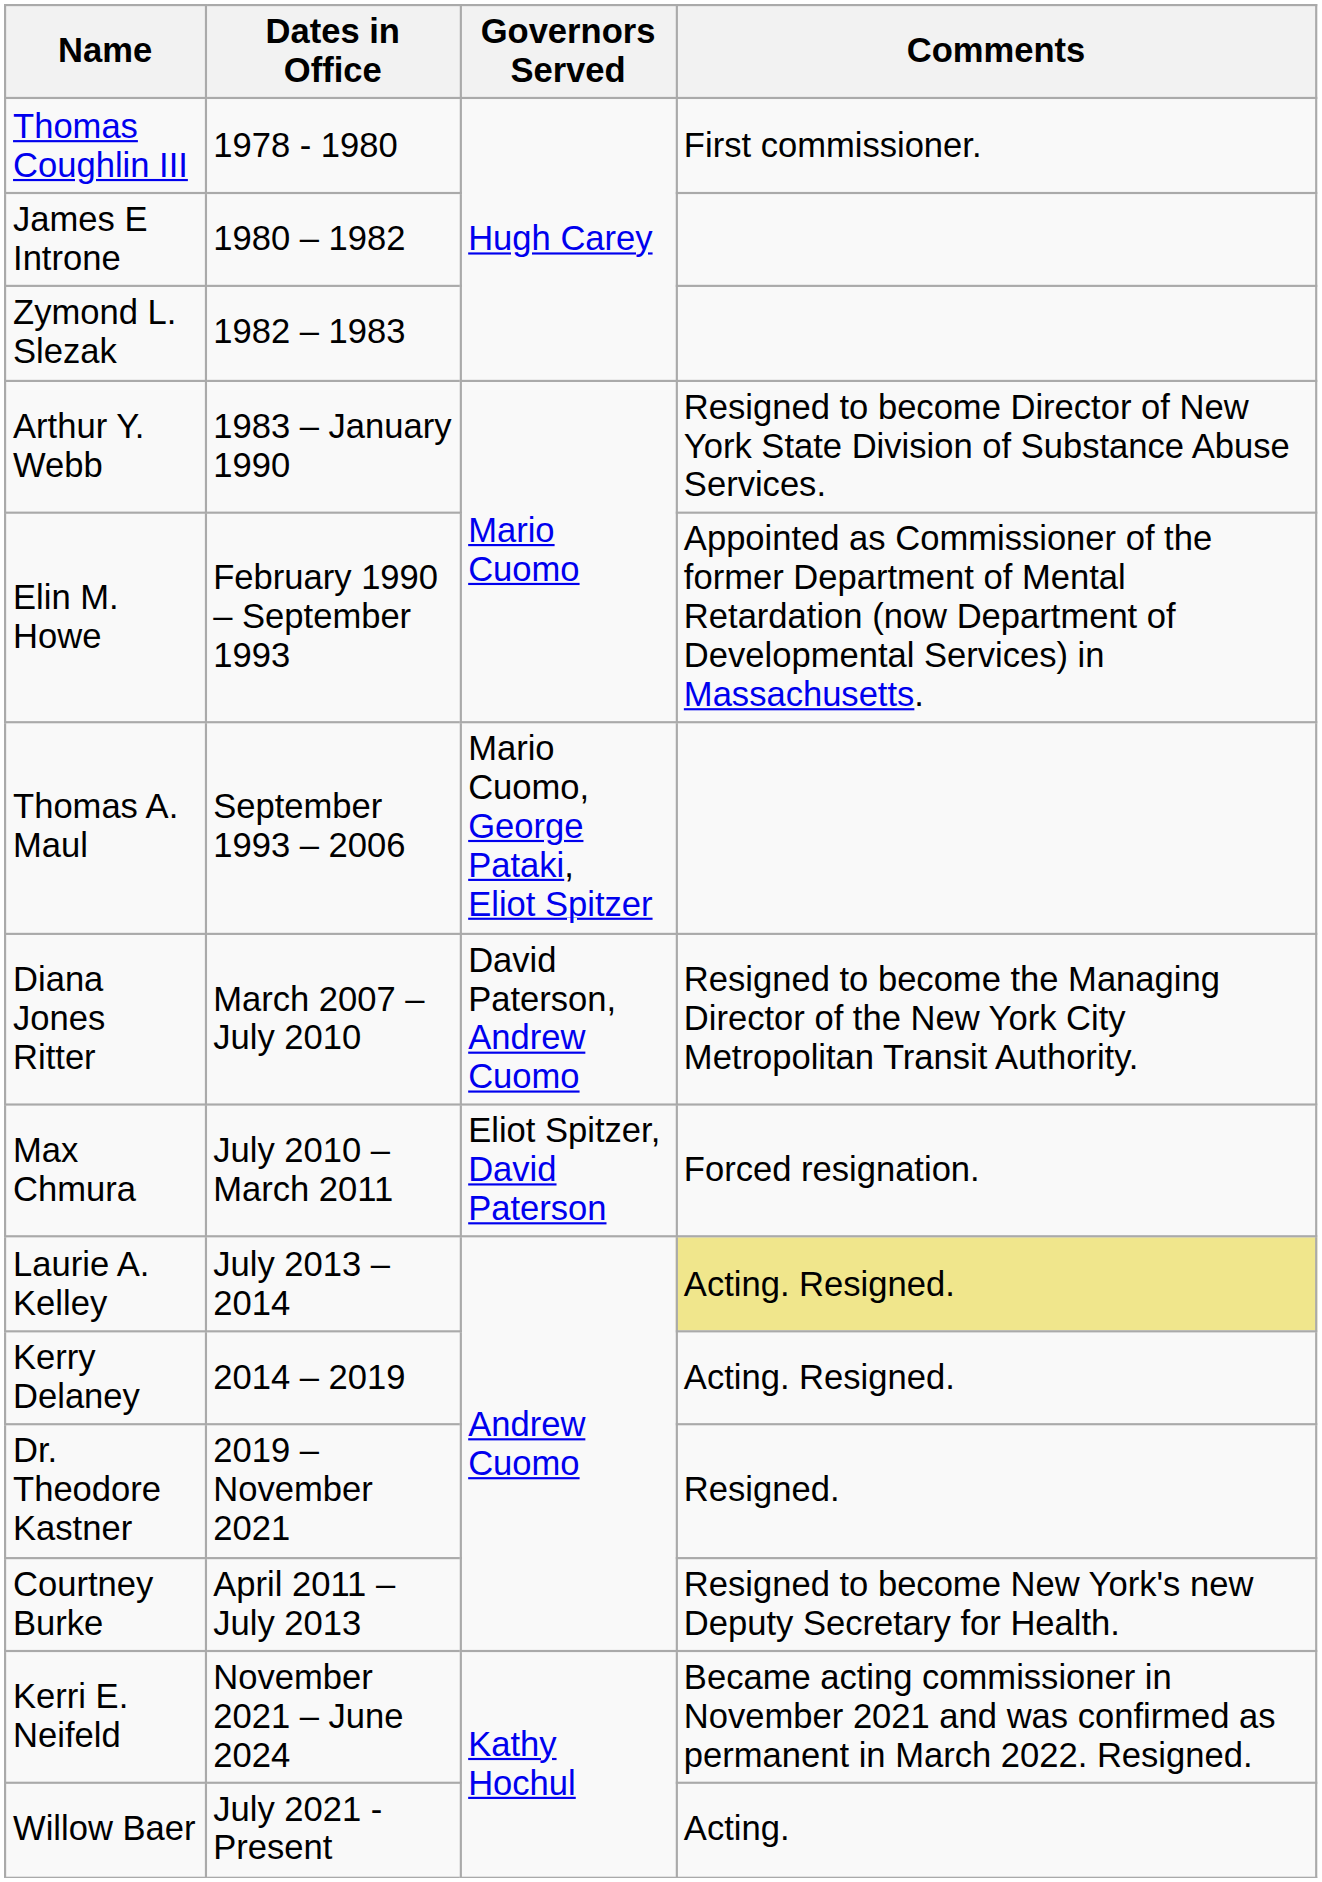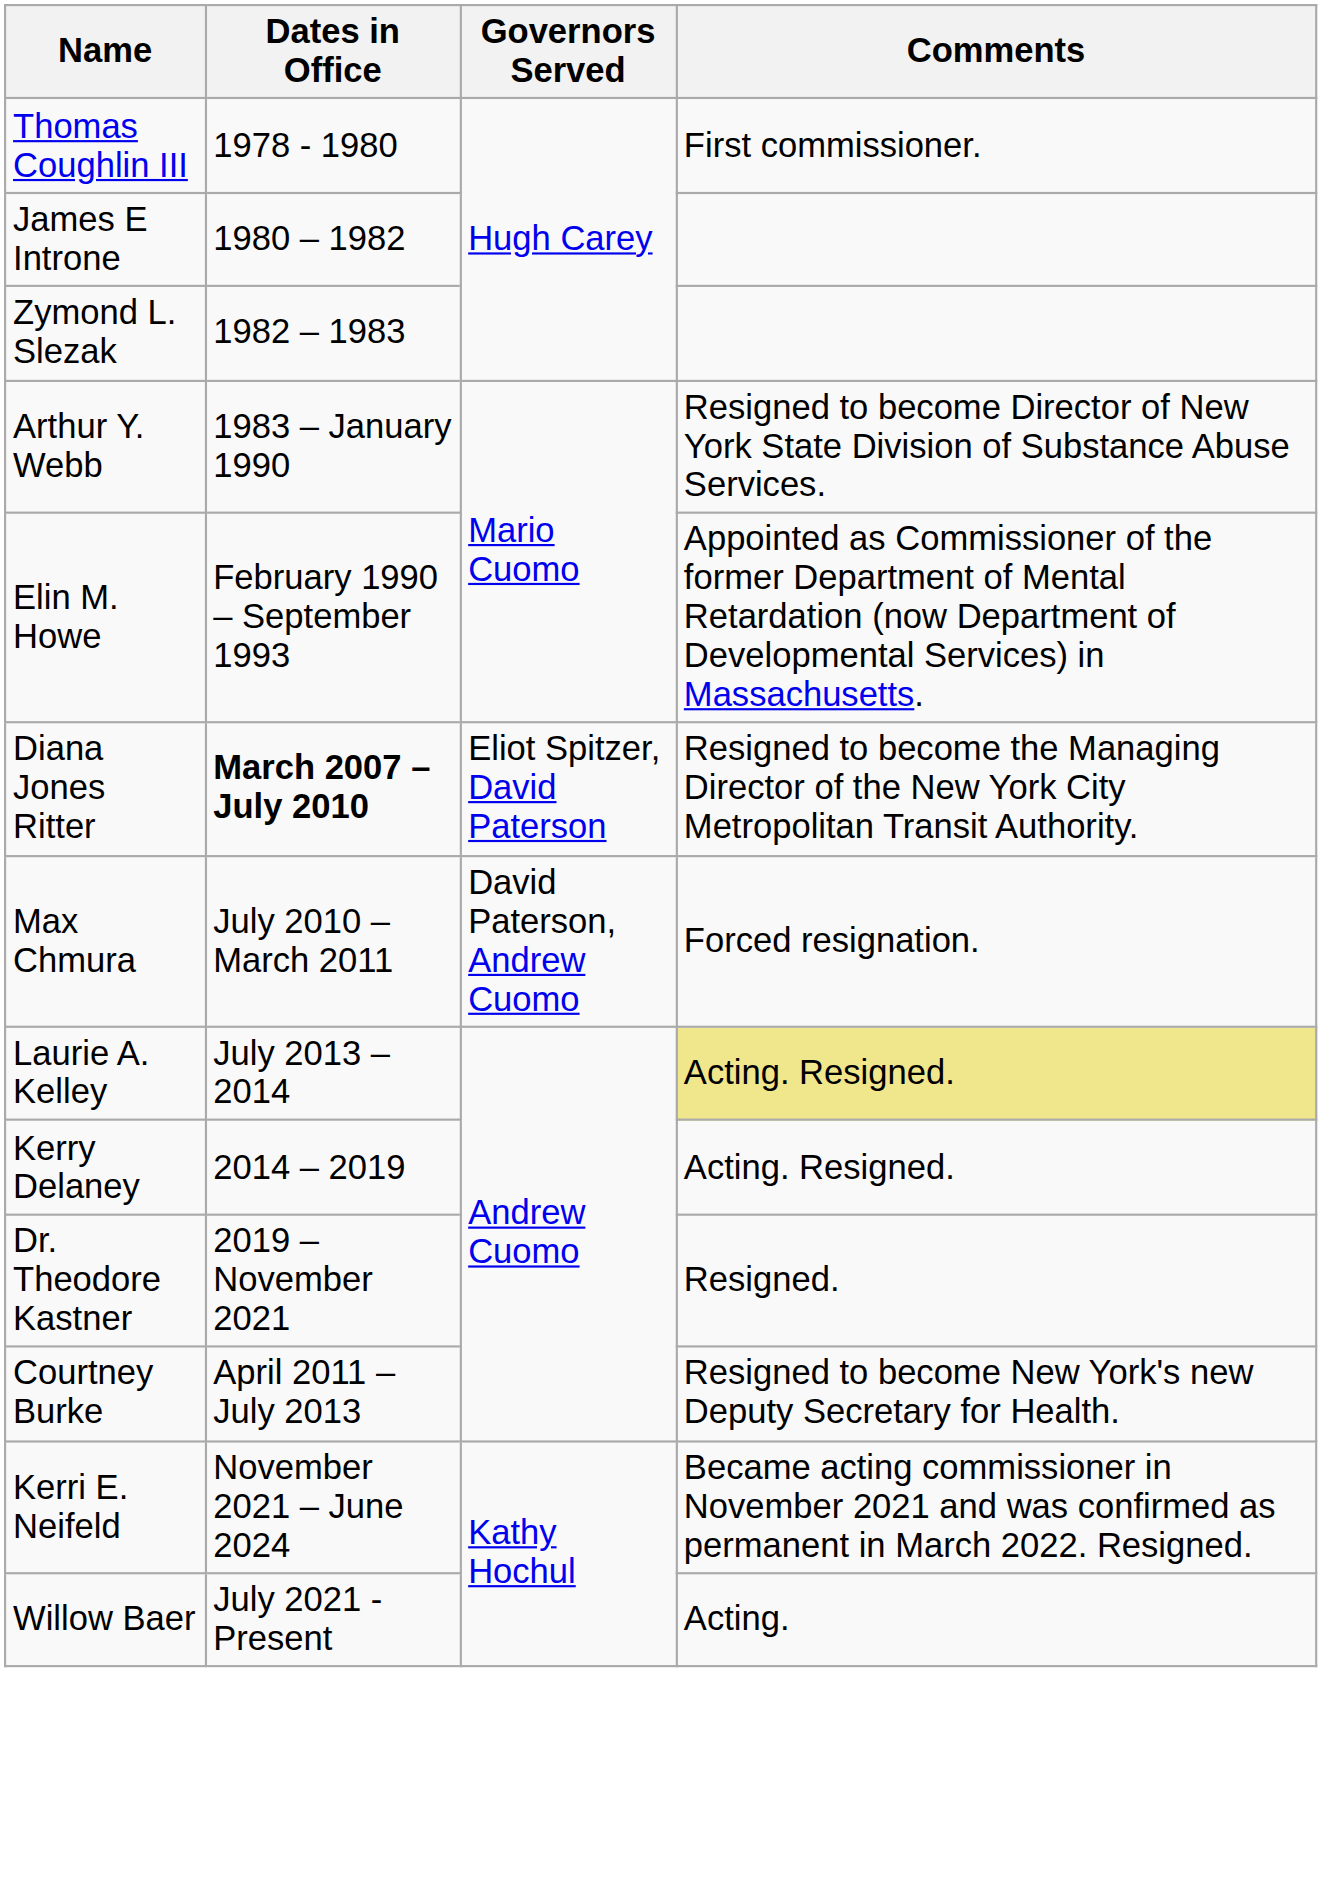- row: (96, 827)
(319, 1018) normal -> (322, 788) bold
(542, 1018) David Paterson, Andrew Cuomo -> (564, 788) Eliot Spitzer, David Paterson
(564, 1170) Eliot Spitzer, David Paterson -> (542, 940) David Paterson, Andrew Cuomo
